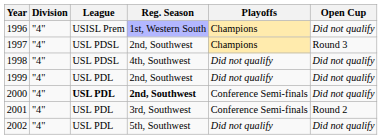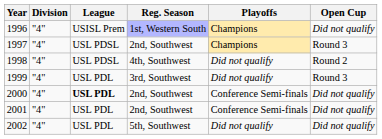(343, 61) Did not qualify -> (330, 61) Round 2
(161, 77) 2nd, Southwest -> (160, 77) 3rd, Southwest
(343, 77) Did not qualify -> (330, 77) Round 3
(163, 93) bold -> (161, 93) normal
(160, 110) 3rd, Southwest -> (161, 110) 2nd, Southwest
(330, 110) Round 2 -> (343, 110) Did not qualify
